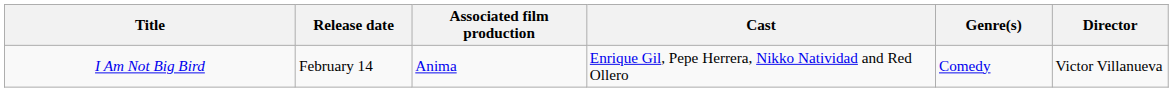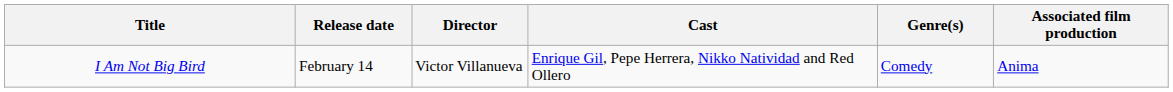columns swapped: (1110, 25) <-> (499, 25)
